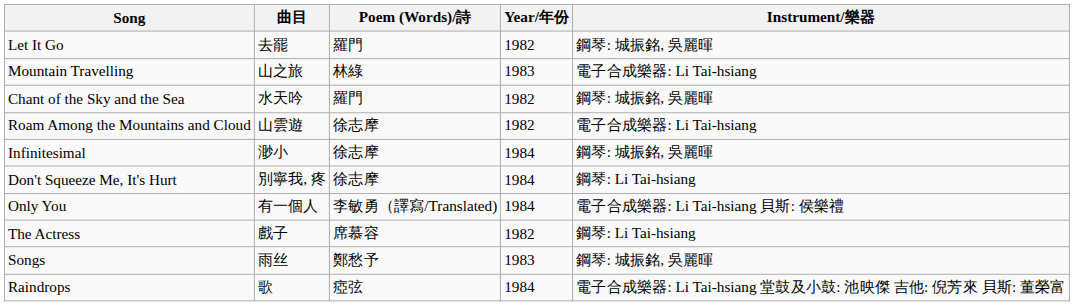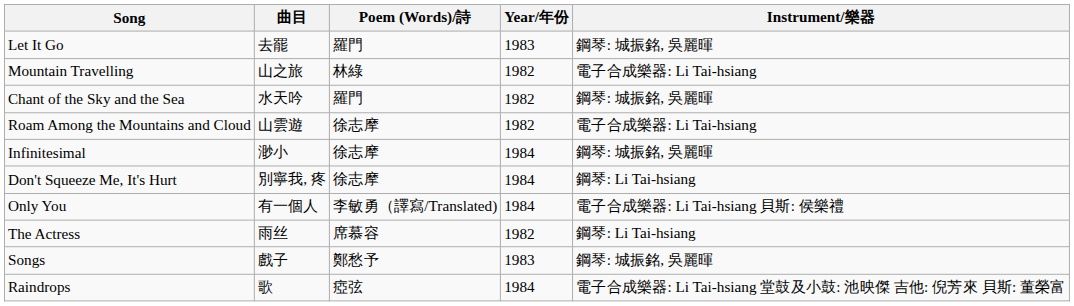(519, 44) 1982 -> (519, 44) 1983
(519, 71) 1983 -> (519, 71) 1982
(273, 233) 戲子 -> (273, 233) 雨丝
(273, 260) 雨丝 -> (273, 260) 戲子
